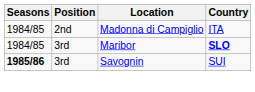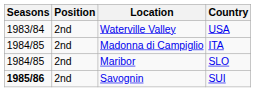+ row: (138, 29)
(62, 45) 3rd -> (63, 62) 2nd
(219, 45) bold -> (219, 62) normal
(62, 62) 3rd -> (63, 78) 2nd
